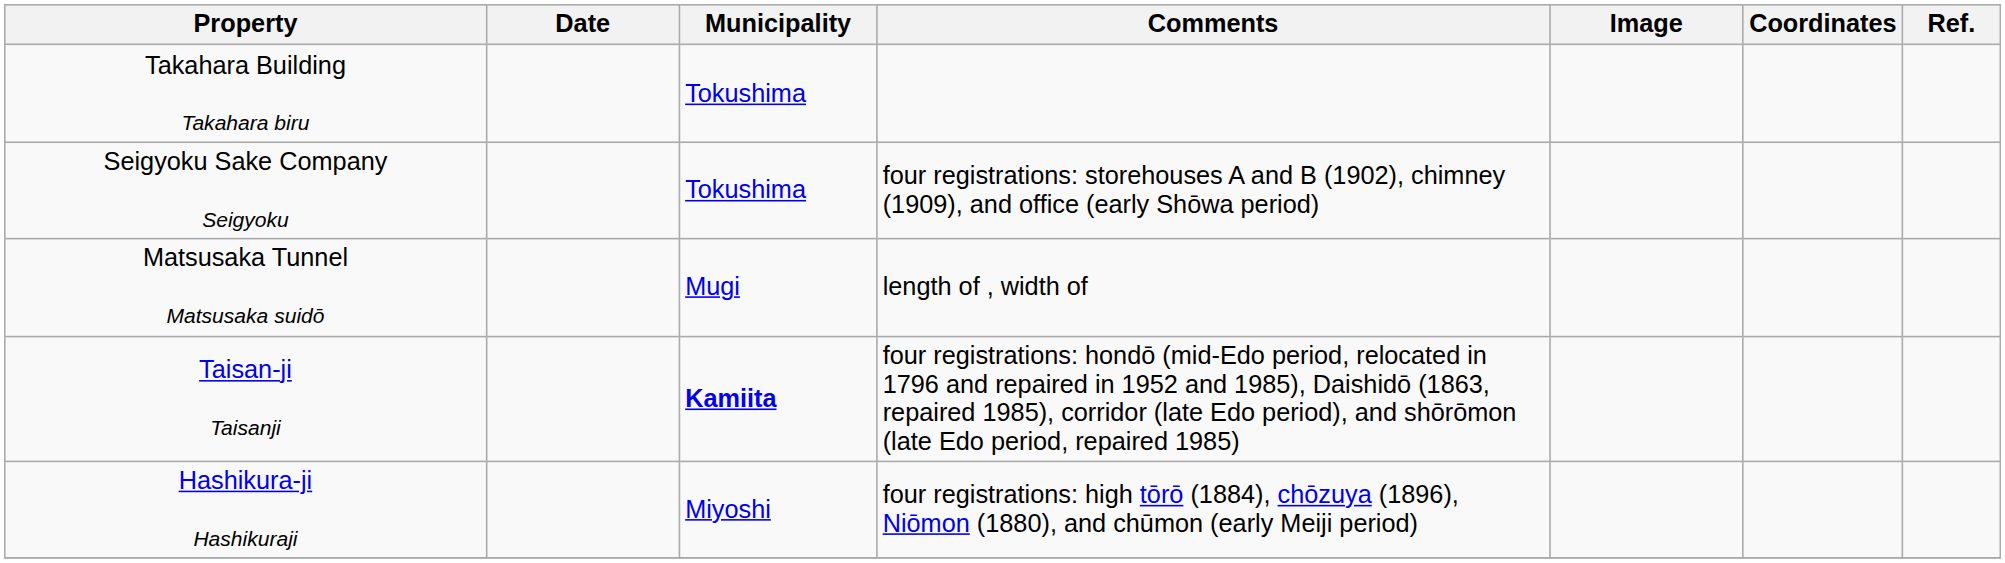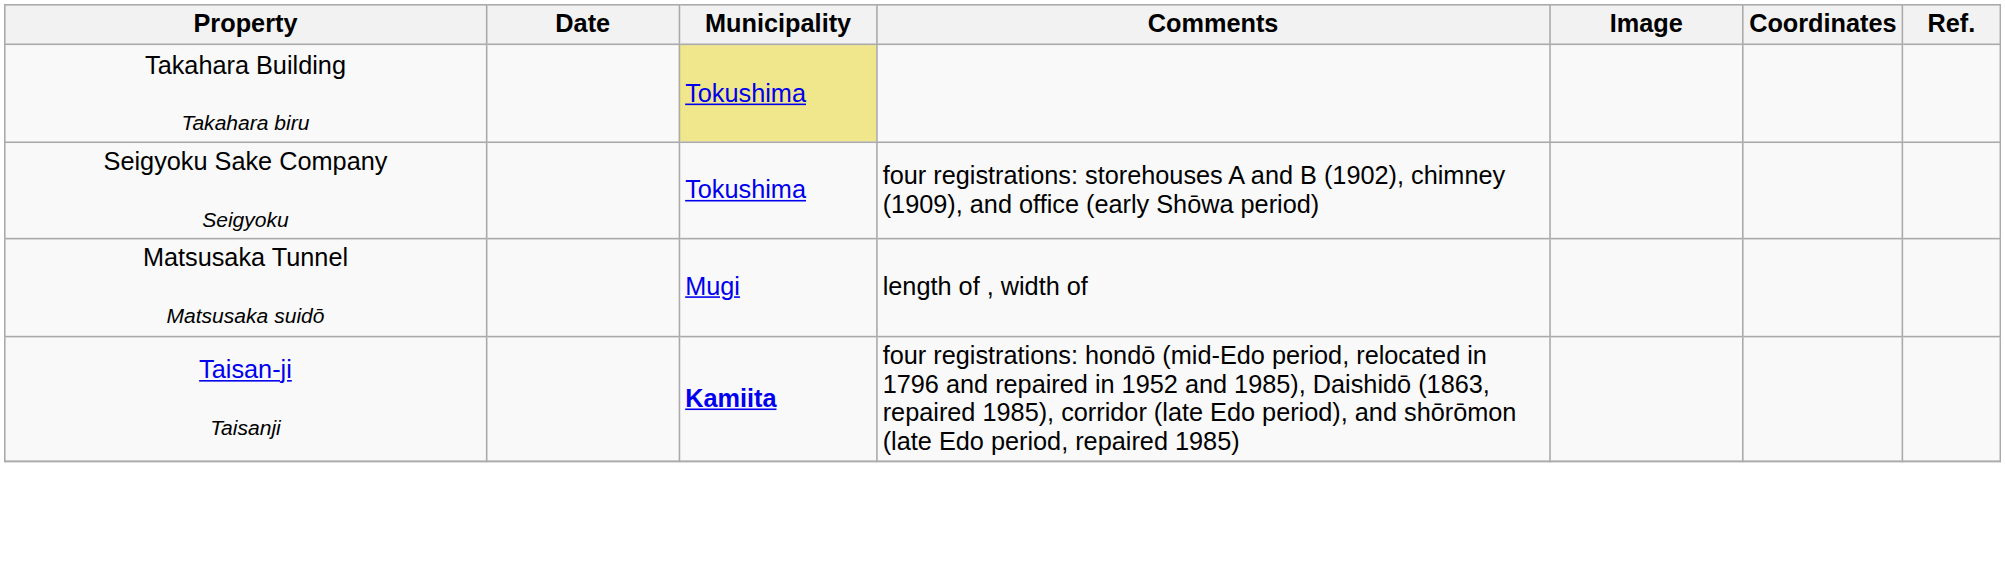(746, 93) no background -> (746, 93) khaki background
- row: (245, 509)
